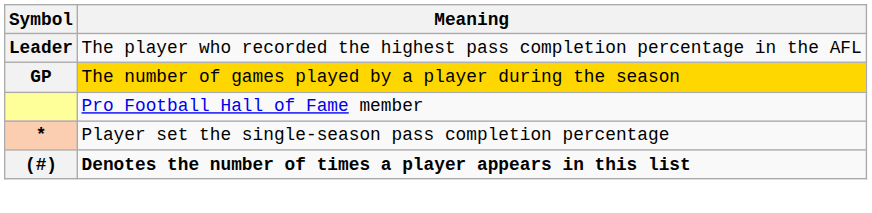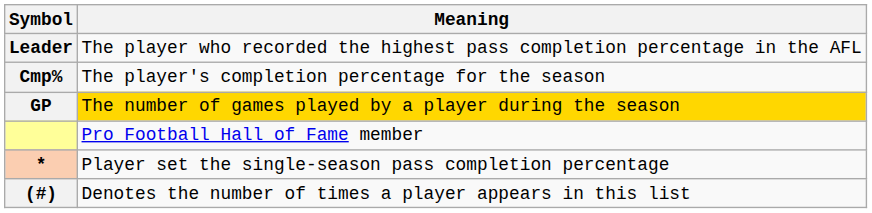+ row: (41, 77)
(386, 164) bold -> (386, 193) normal
